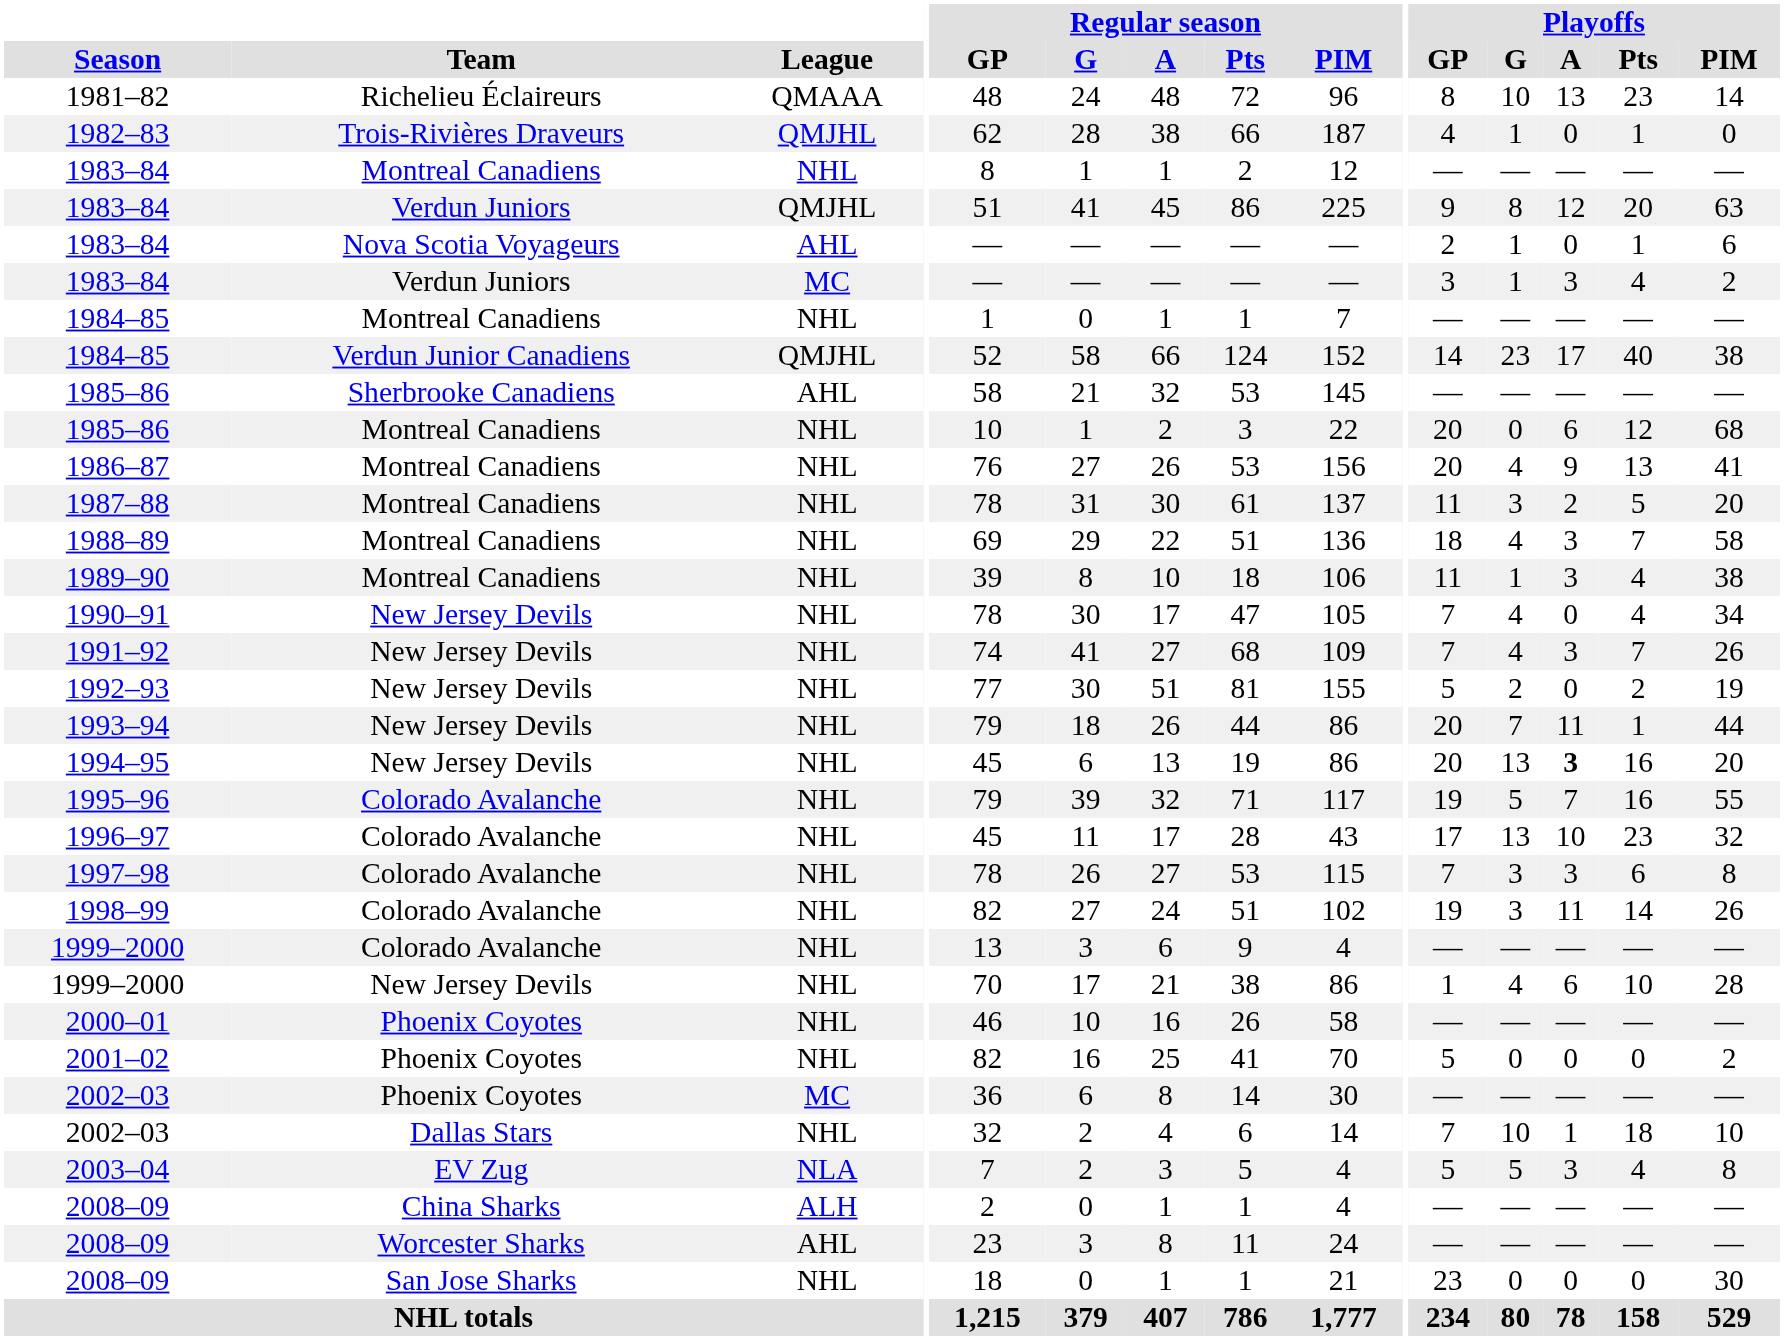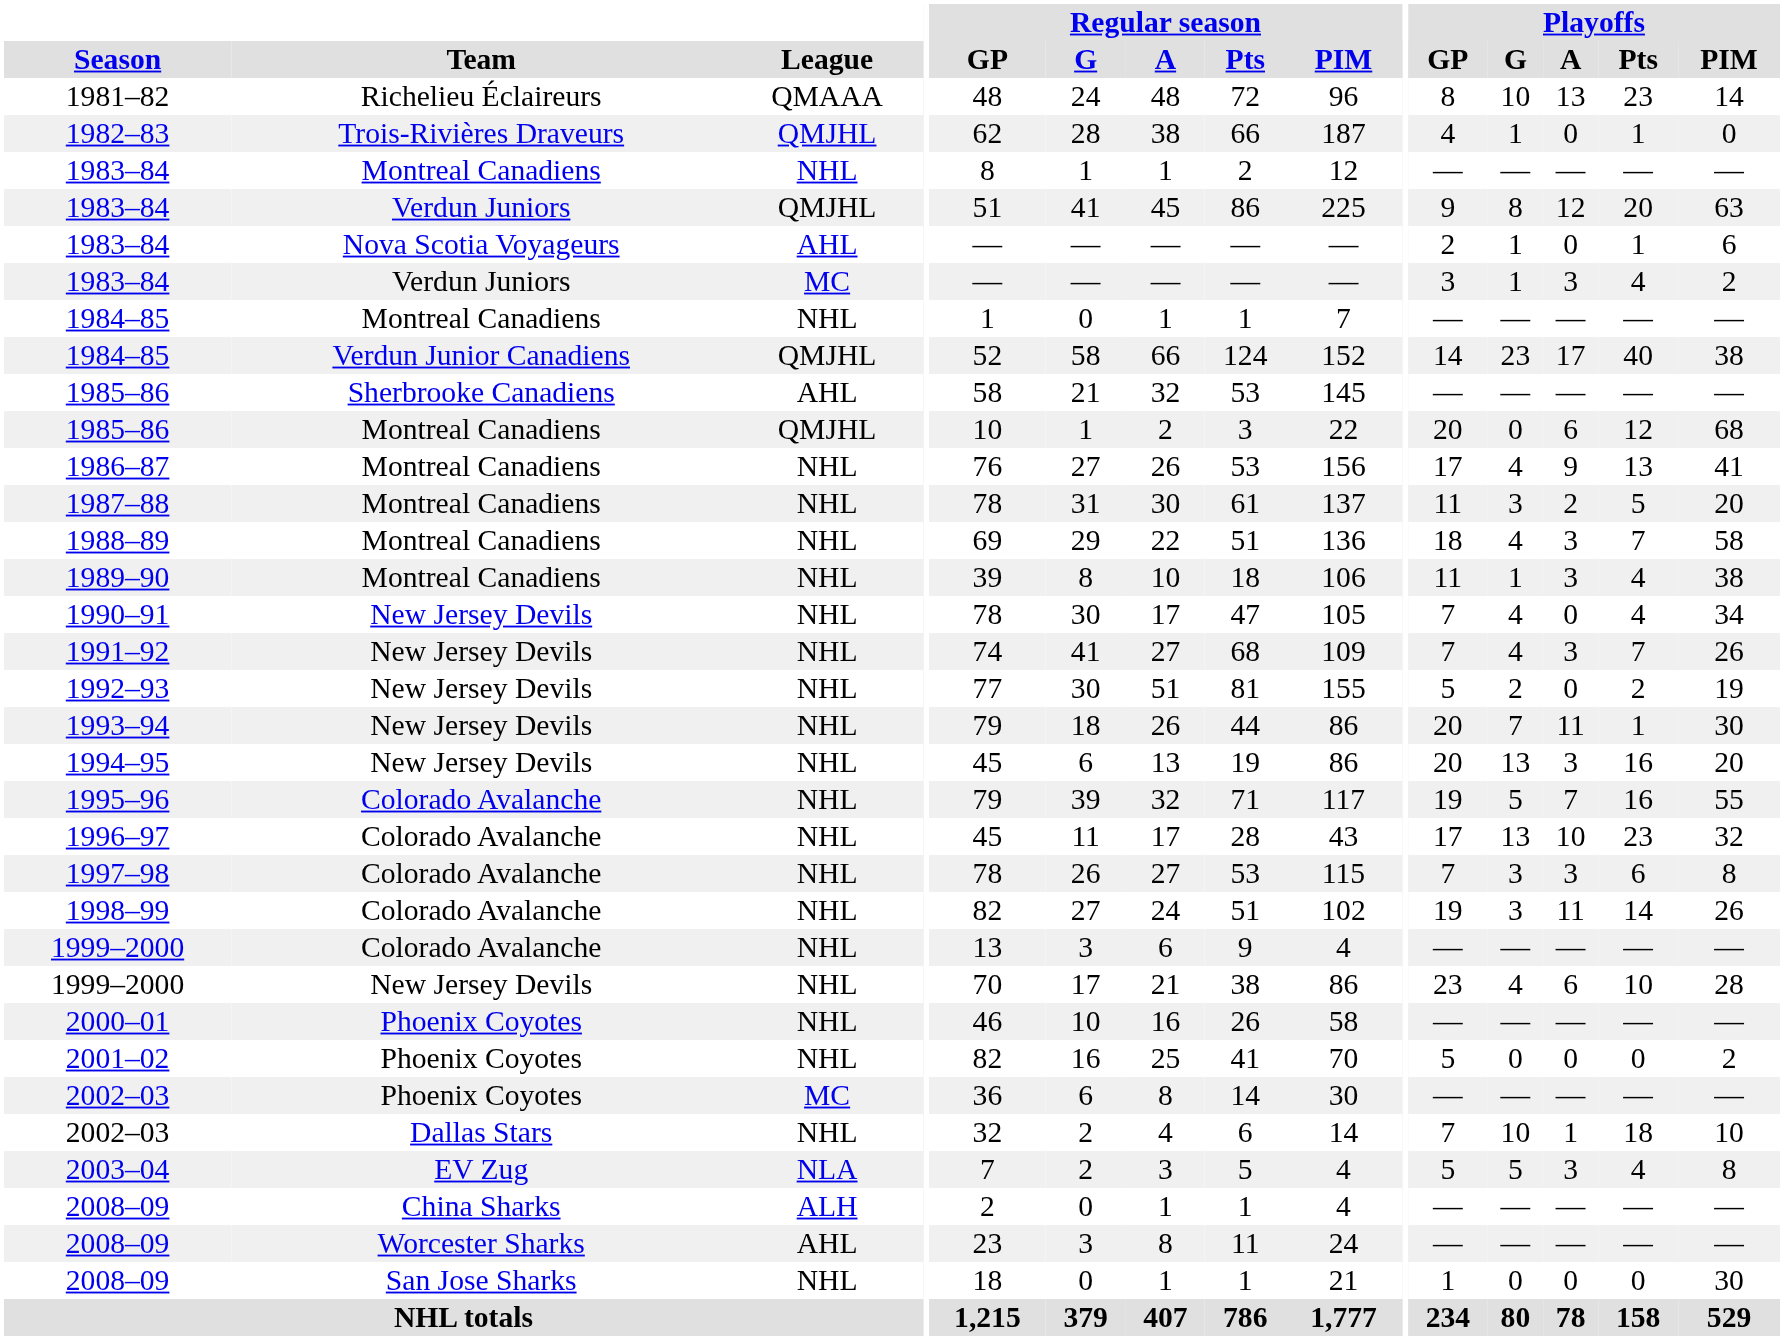(827, 429) NHL -> (827, 429) QMJHL
(1448, 466) 20 -> (1448, 466) 17
(1729, 725) 44 -> (1729, 725) 30
(1571, 762) bold -> (1571, 762) normal
(1448, 984) 1 -> (1448, 984) 23
(1448, 1280) 23 -> (1448, 1280) 1
